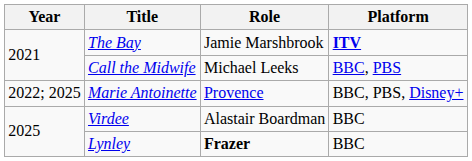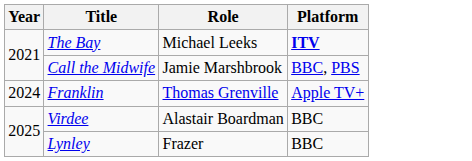(264, 42) Jamie Marshbrook -> (210, 42) Michael Leeks
(251, 67) Michael Leeks -> (222, 67) Jamie Marshbrook
- row: (142, 93)
+ row: (76, 93)
(227, 144) bold -> (183, 144) normal
